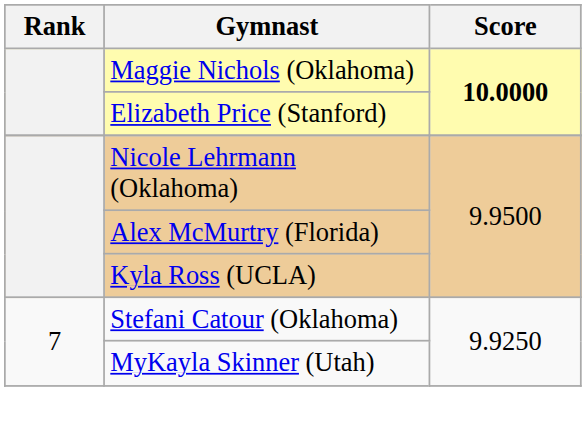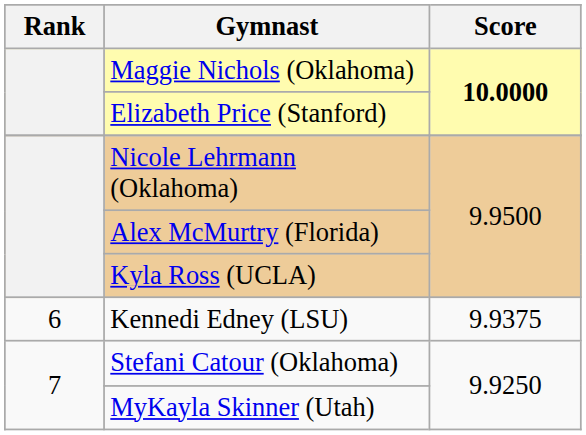+ row: (229, 319)
